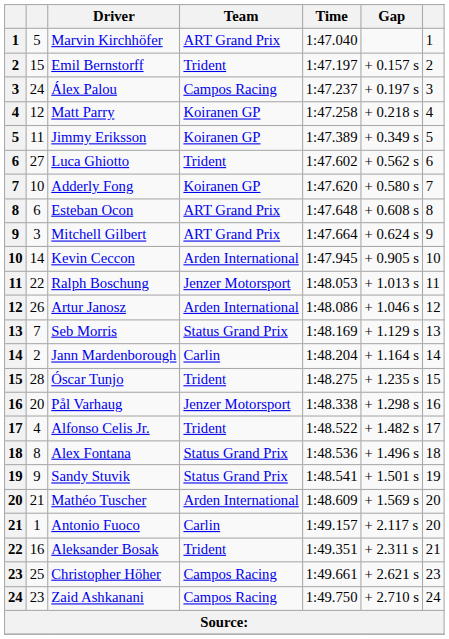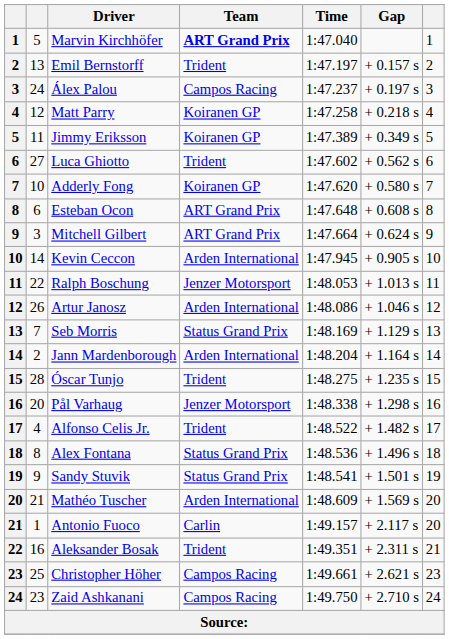(232, 40) normal -> (236, 40) bold
(37, 64) 15 -> (37, 64) 13
(202, 355) Carlin -> (241, 355) Arden International
